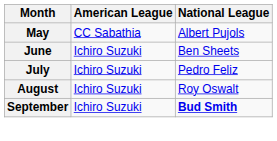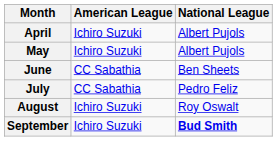+ row: (38, 32)
(107, 32) CC Sabathia -> (108, 51) Ichiro Suzuki
(108, 51) Ichiro Suzuki -> (107, 70) CC Sabathia
(108, 70) Ichiro Suzuki -> (107, 88) CC Sabathia
